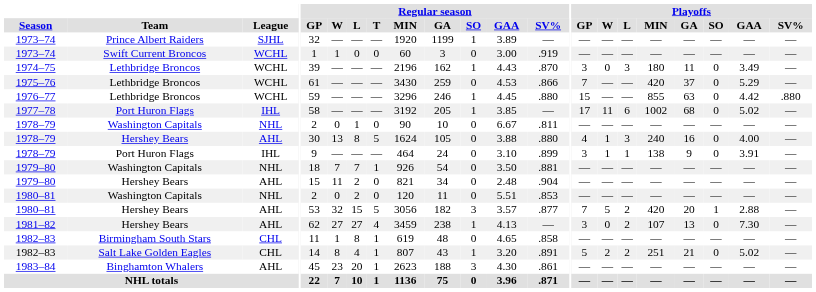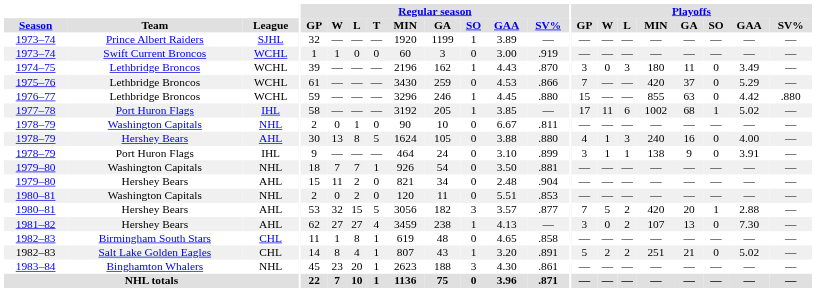(716, 110) 0 -> (716, 110) 1
(271, 266) AHL -> (271, 266) NHL
